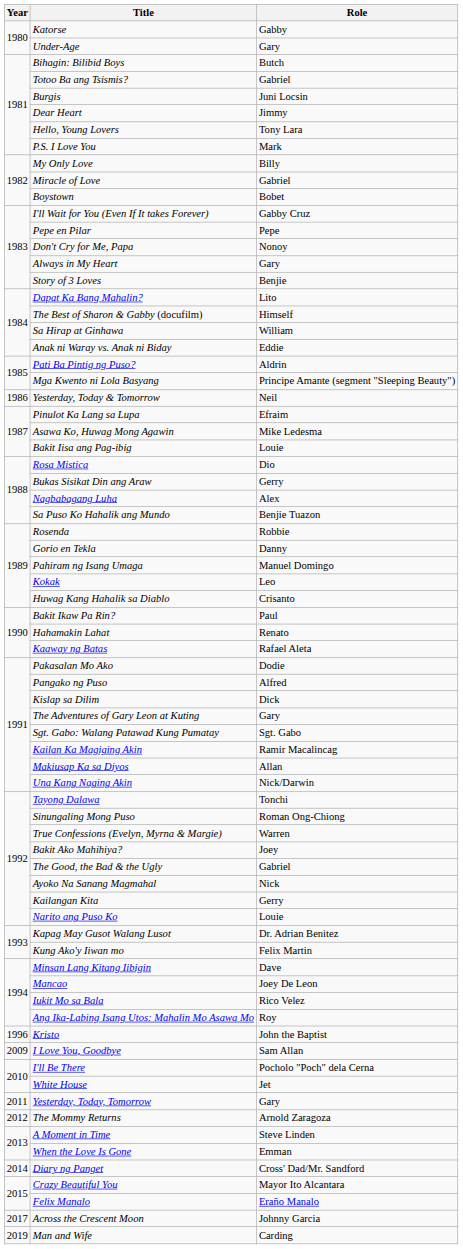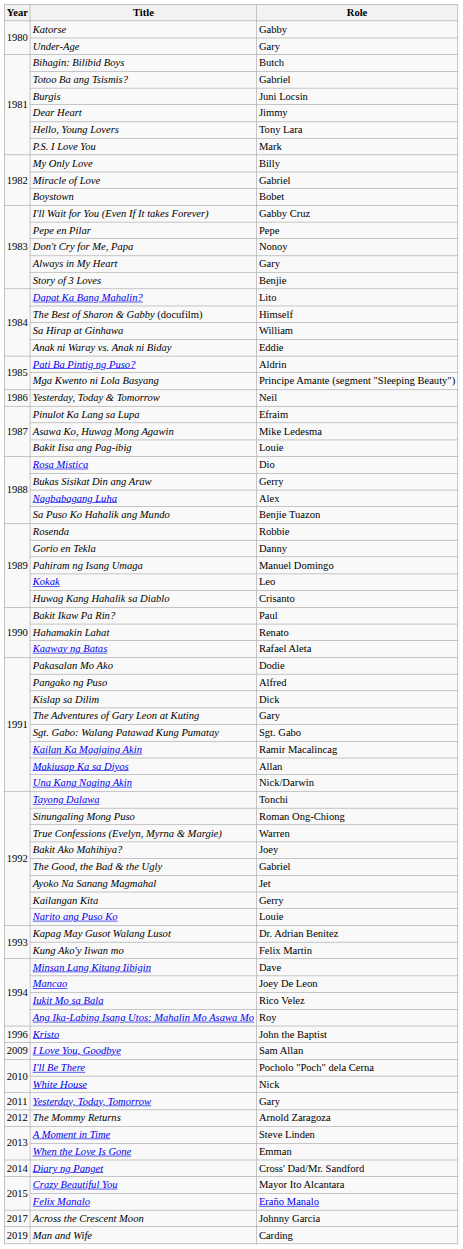(269, 883) Nick -> (265, 883) Jet
(265, 1084) Jet -> (269, 1084) Nick
